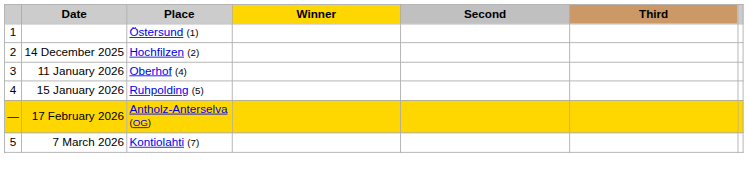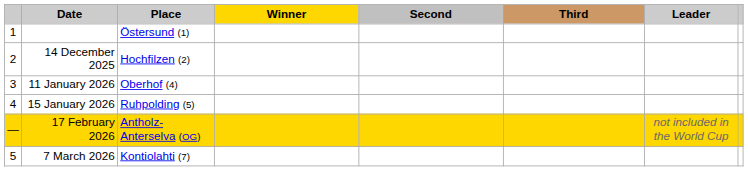+ column: (691, 13)
